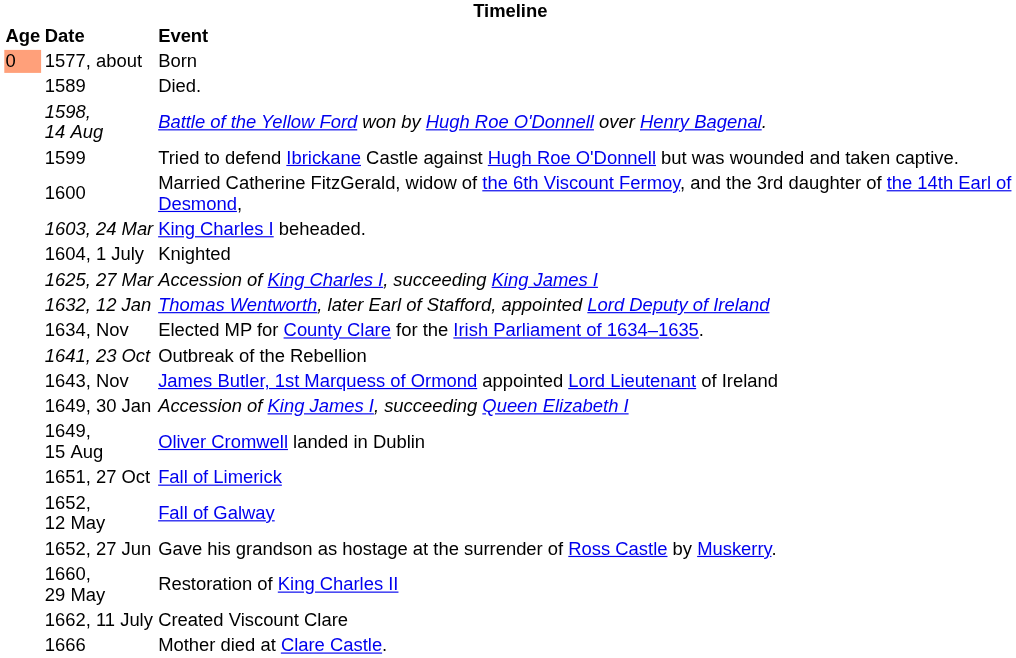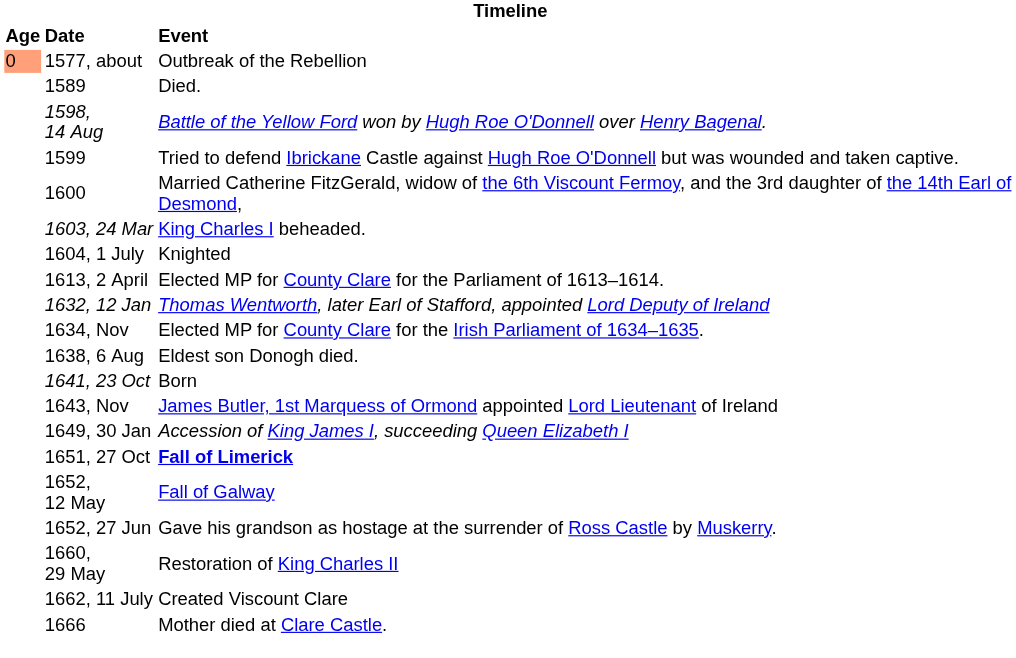(178, 61) Born -> (262, 61) Outbreak of the Rebellion
+ row: (96, 279)
- row: (99, 279)
+ row: (94, 355)
(262, 355) Outbreak of the Rebellion -> (178, 381) Born
- row: (74, 441)
(220, 477) normal -> (226, 456) bold
